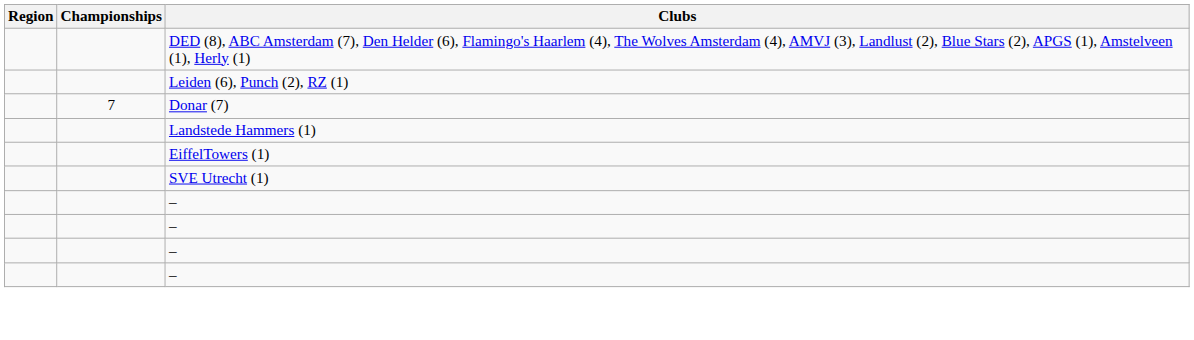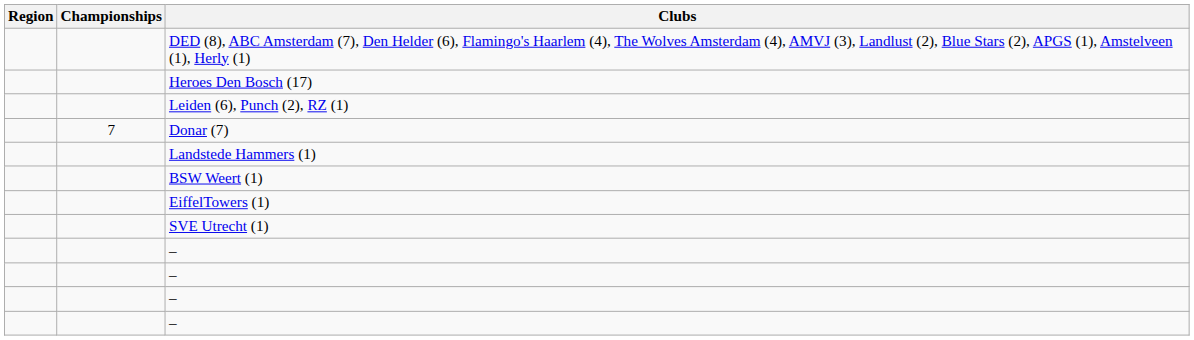+ row: (111, 82)
+ row: (111, 178)
